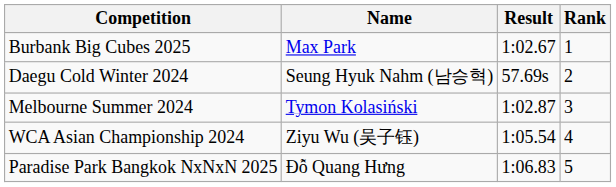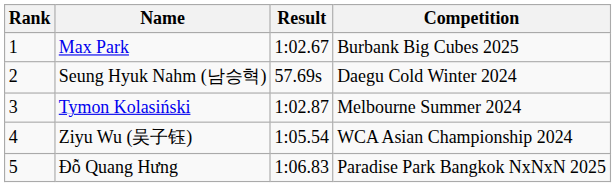columns swapped: (585, 18) <-> (143, 18)
